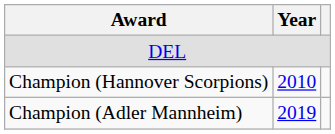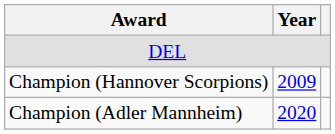(297, 81) 2010 -> (297, 81) 2009
(297, 112) 2019 -> (297, 112) 2020
